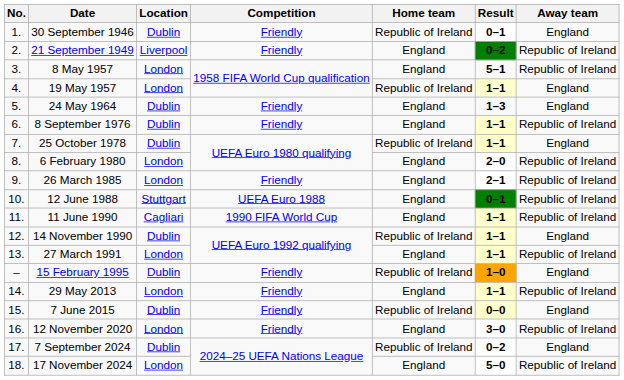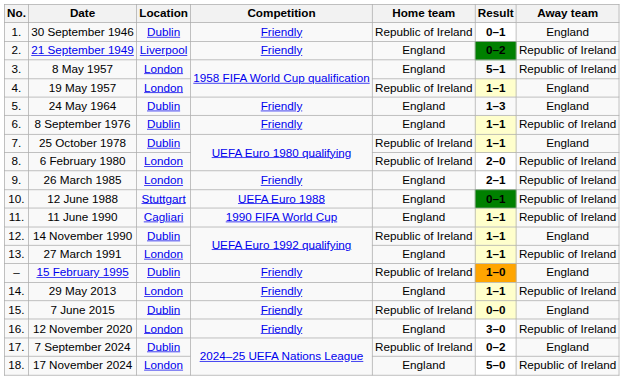(424, 161) England -> (424, 161) Republic of Ireland
